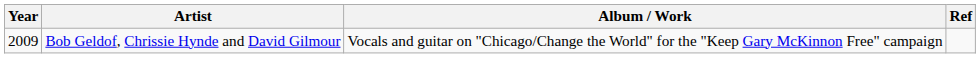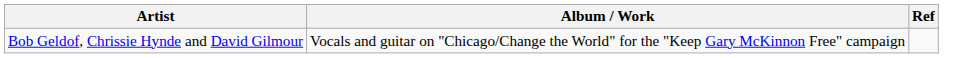- column: (23, 16)
